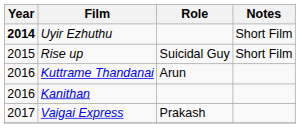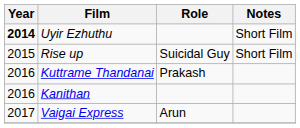(173, 73) Arun -> (183, 73) Prakash
(183, 113) Prakash -> (173, 113) Arun
